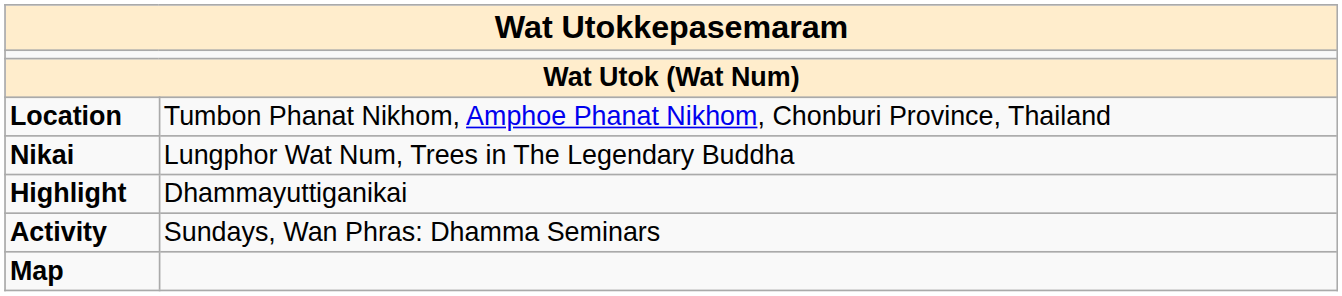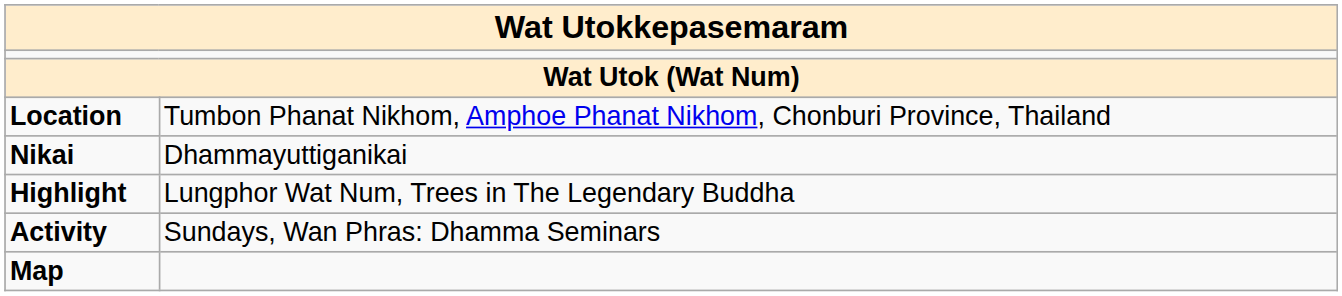(479, 154) Lungphor Wat Num, Trees in The Legendary Buddha -> (286, 154) Dhammayuttiganikai
(286, 193) Dhammayuttiganikai -> (479, 193) Lungphor Wat Num, Trees in The Legendary Buddha
